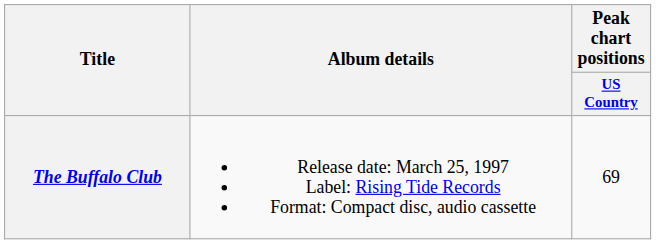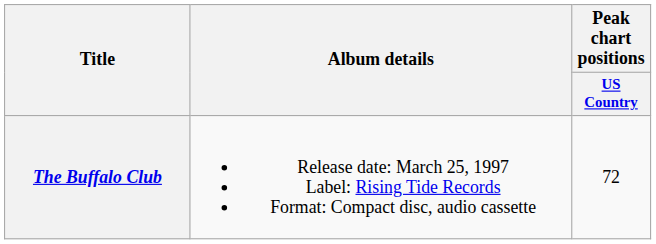(611, 176) 69 -> (611, 176) 72
